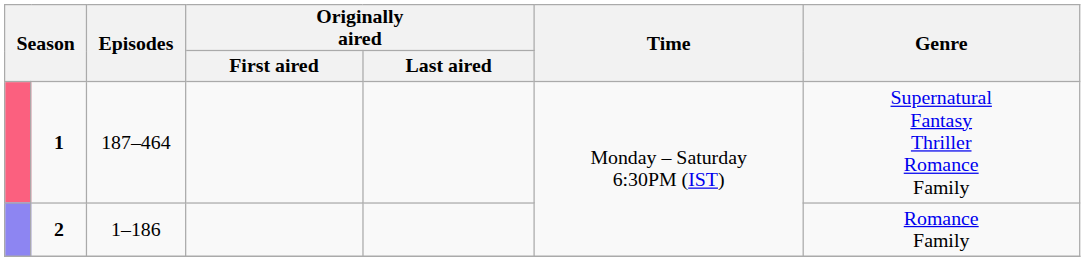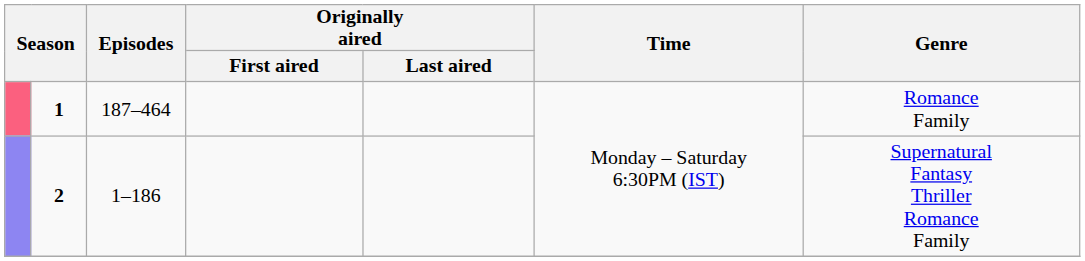(941, 142) Supernatural Fantasy Thriller Romance Family -> (941, 108) Romance Family
(941, 229) Romance Family -> (941, 196) Supernatural Fantasy Thriller Romance Family
